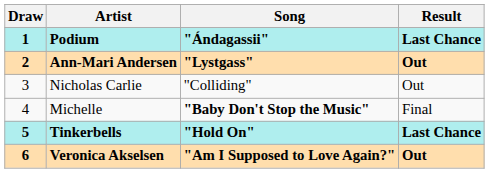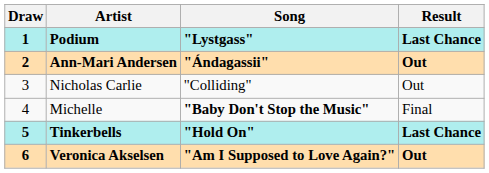(226, 39) "Ándagassii" -> (219, 39) "Lystgass"
(219, 62) "Lystgass" -> (226, 62) "Ándagassii"
